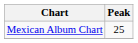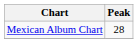(119, 30) 25 -> (119, 30) 28
